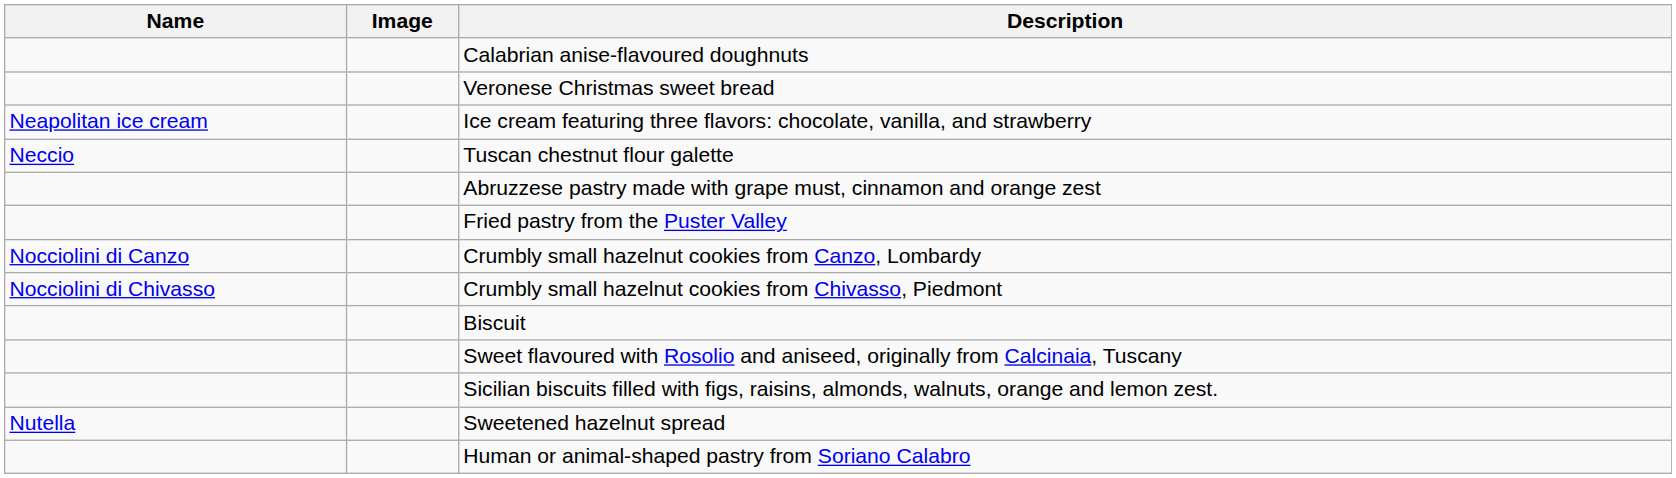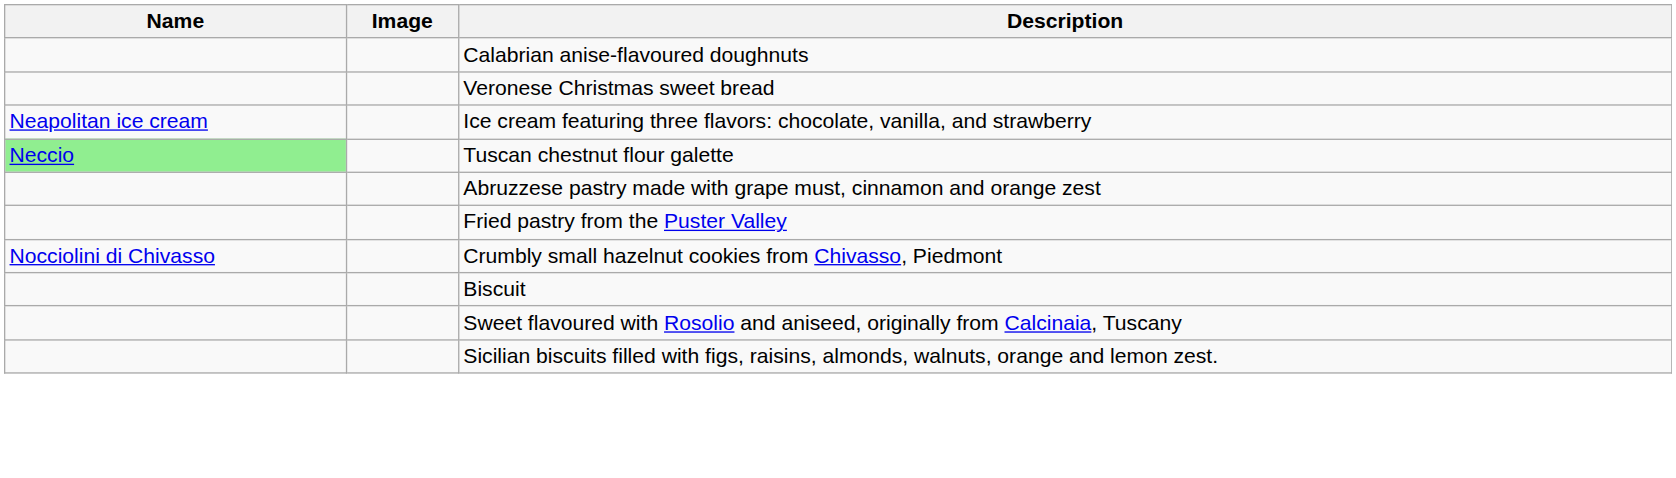(42, 155) no background -> (42, 155) lightgreen background
- row: (722, 255)
- row: (594, 423)
- row: (717, 456)
